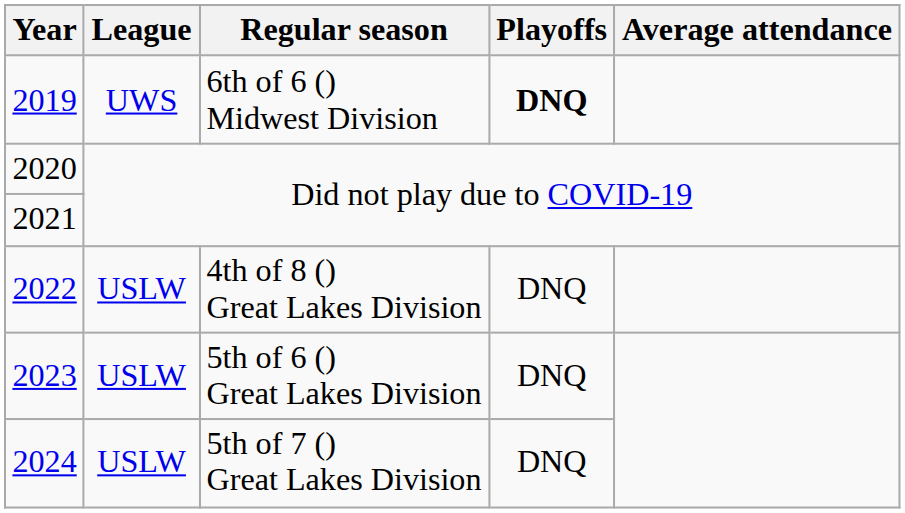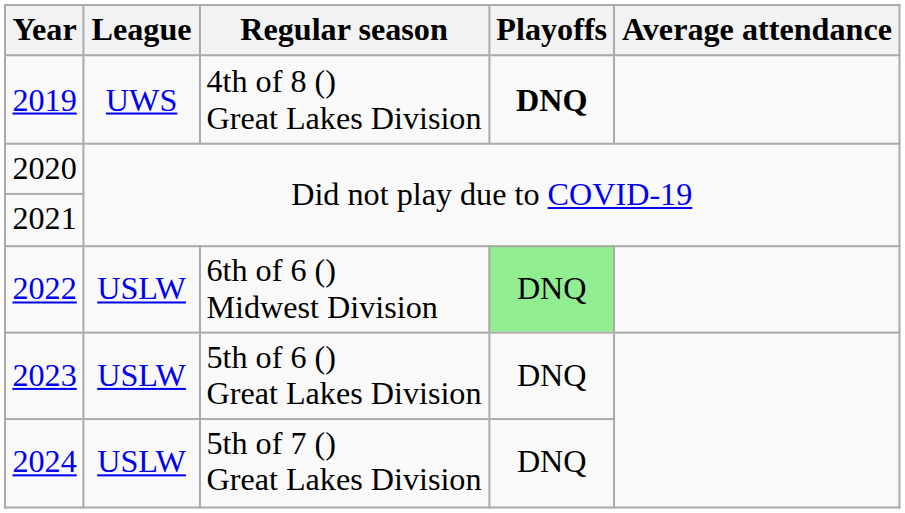(322, 99) 6th of 6 () Midwest Division -> (344, 99) 4th of 8 () Great Lakes Division
(344, 288) 4th of 8 () Great Lakes Division -> (322, 288) 6th of 6 () Midwest Division
(552, 288) no background -> (552, 288) lightgreen background
